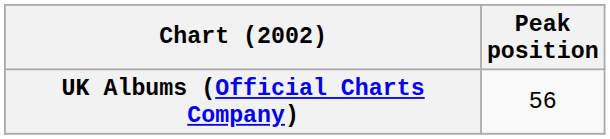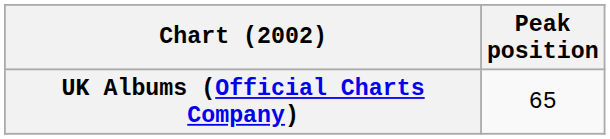(543, 102) 56 -> (543, 102) 65
